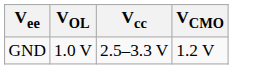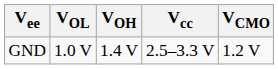+ column: (119, 20)
